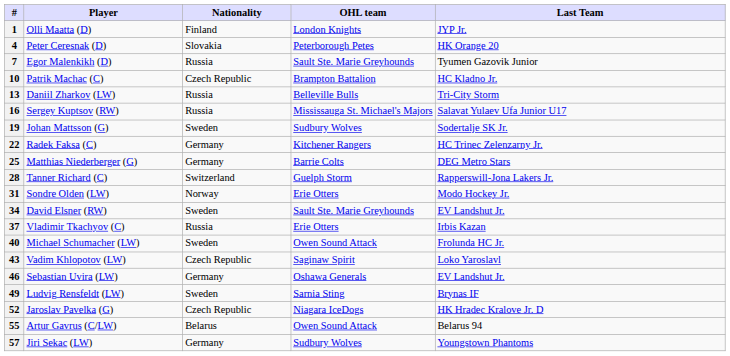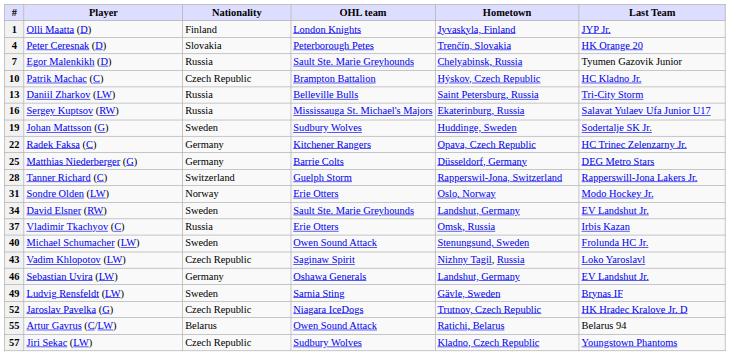+ column: (507, 12)
(204, 342) Germany -> (218, 342) Czech Republic
